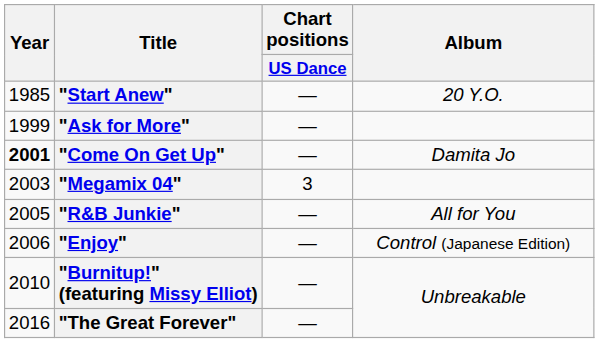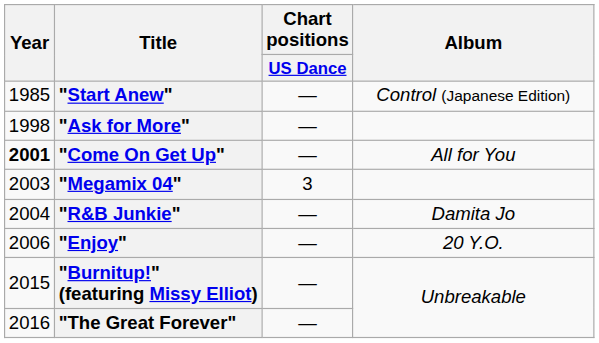(473, 95) 20 Y.O. -> (473, 95) Control (Japanese Edition)
(30, 125) 1999 -> (30, 125) 1998
(473, 154) Damita Jo -> (473, 154) All for You
(30, 213) 2005 -> (30, 213) 2004
(473, 213) All for You -> (473, 213) Damita Jo
(473, 243) Control (Japanese Edition) -> (473, 243) 20 Y.O.
(30, 282) 2010 -> (30, 282) 2015
